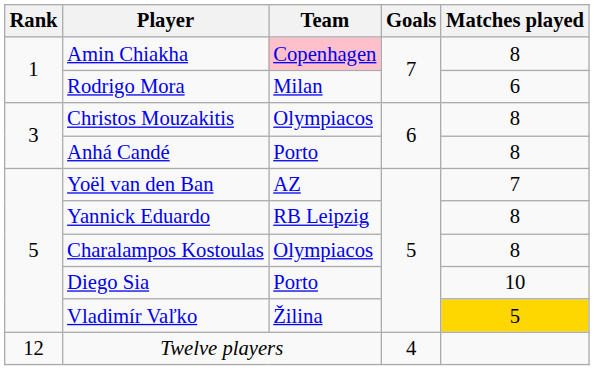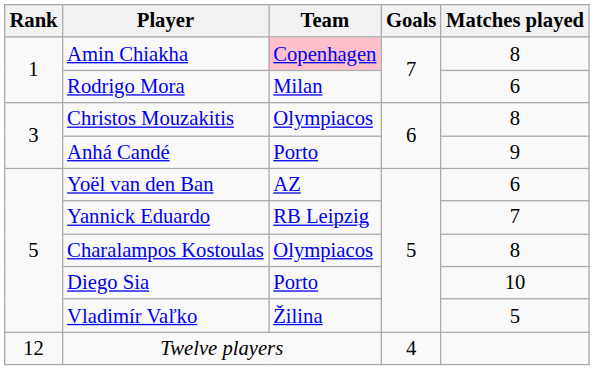(515, 151) 8 -> (515, 151) 9
(515, 184) 7 -> (515, 184) 6
(515, 217) 8 -> (515, 217) 7
(515, 315) gold background -> (515, 315) no background
